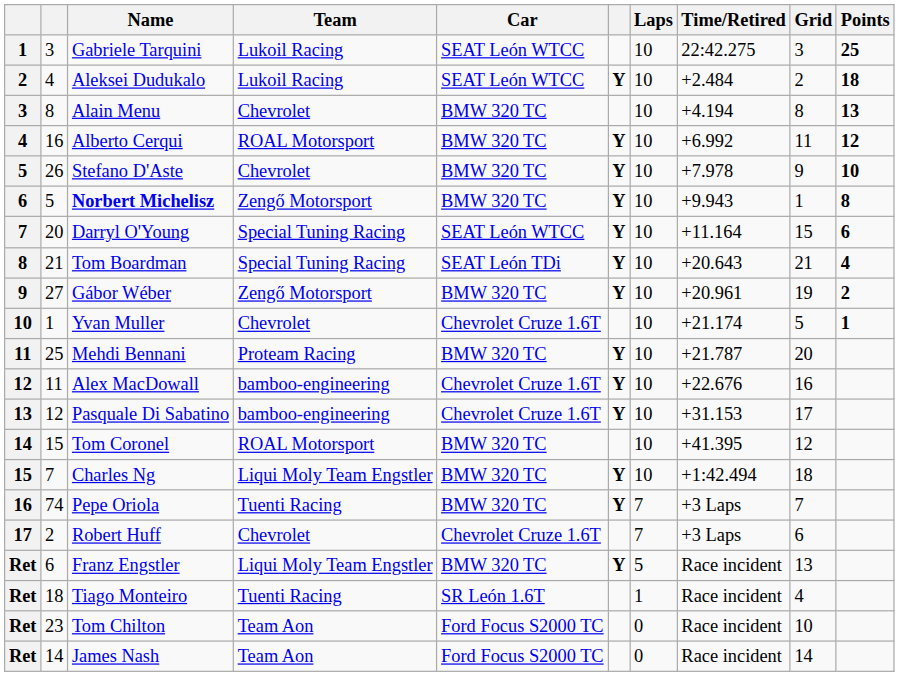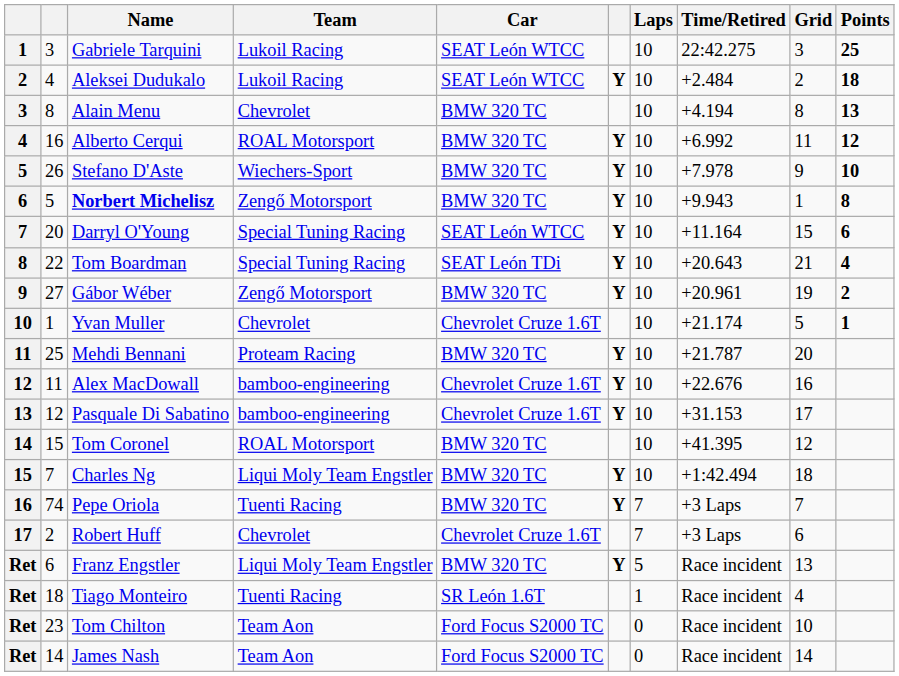(274, 171) Chevrolet -> (295, 171) Wiechers-Sport
(54, 262) 21 -> (54, 262) 22
